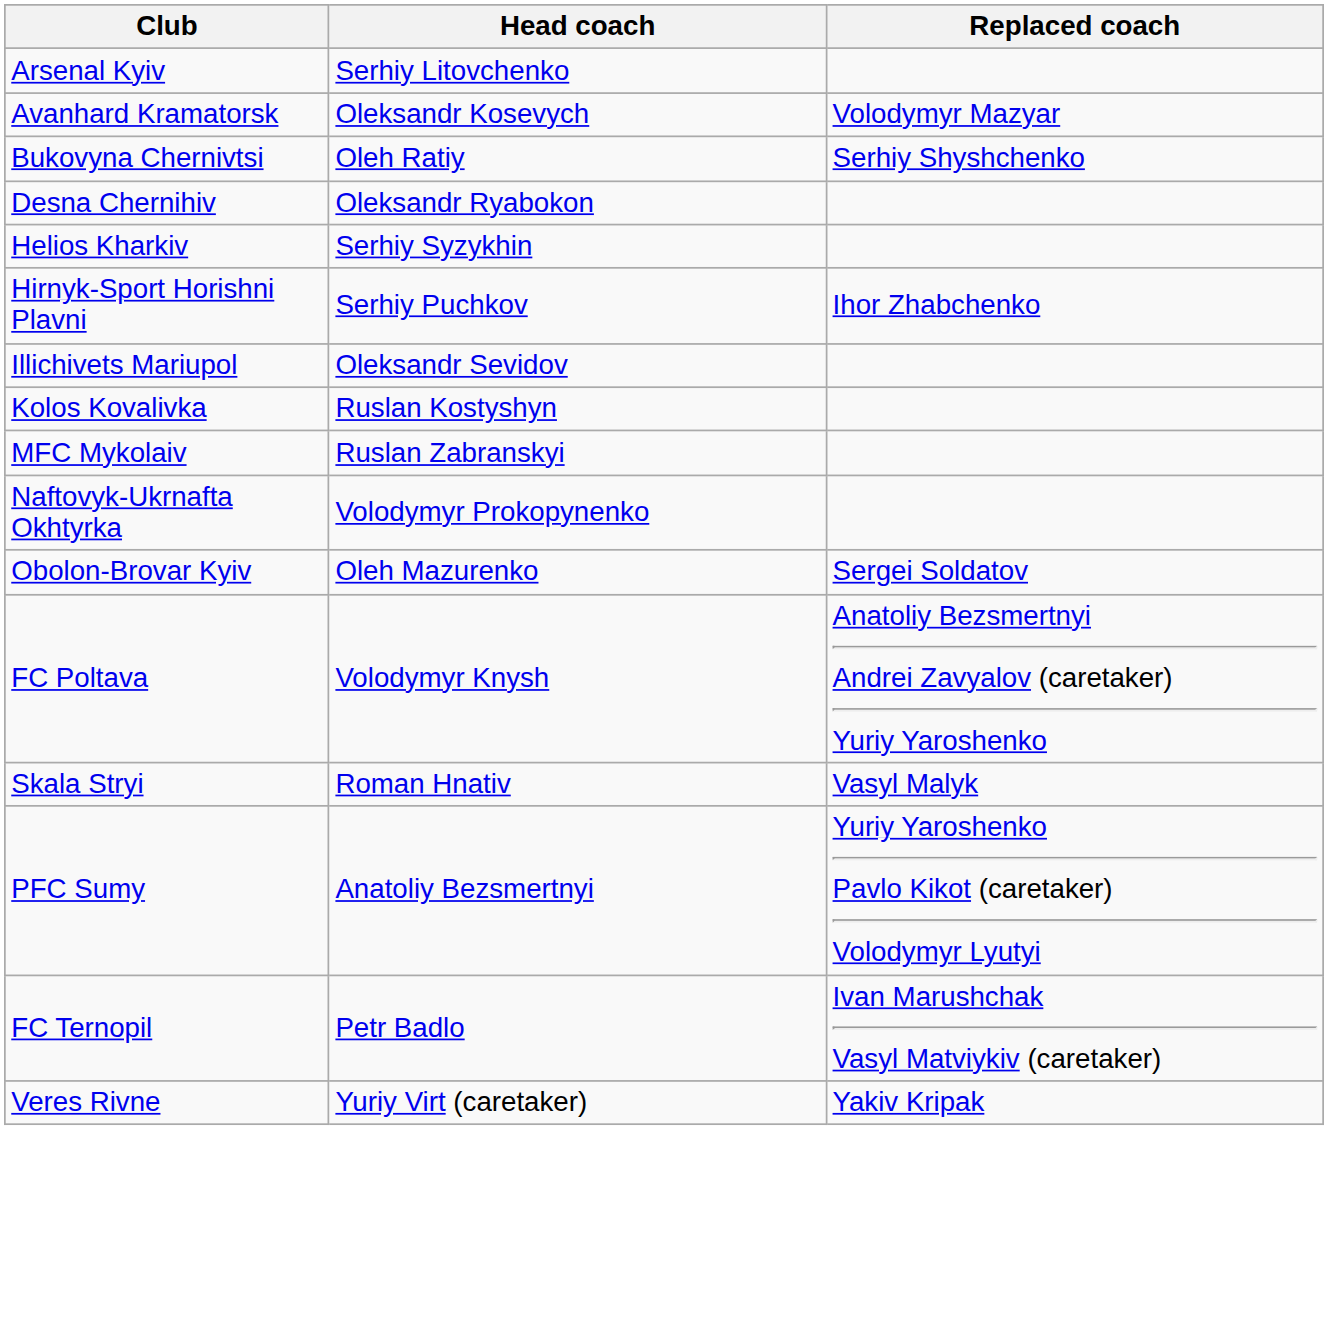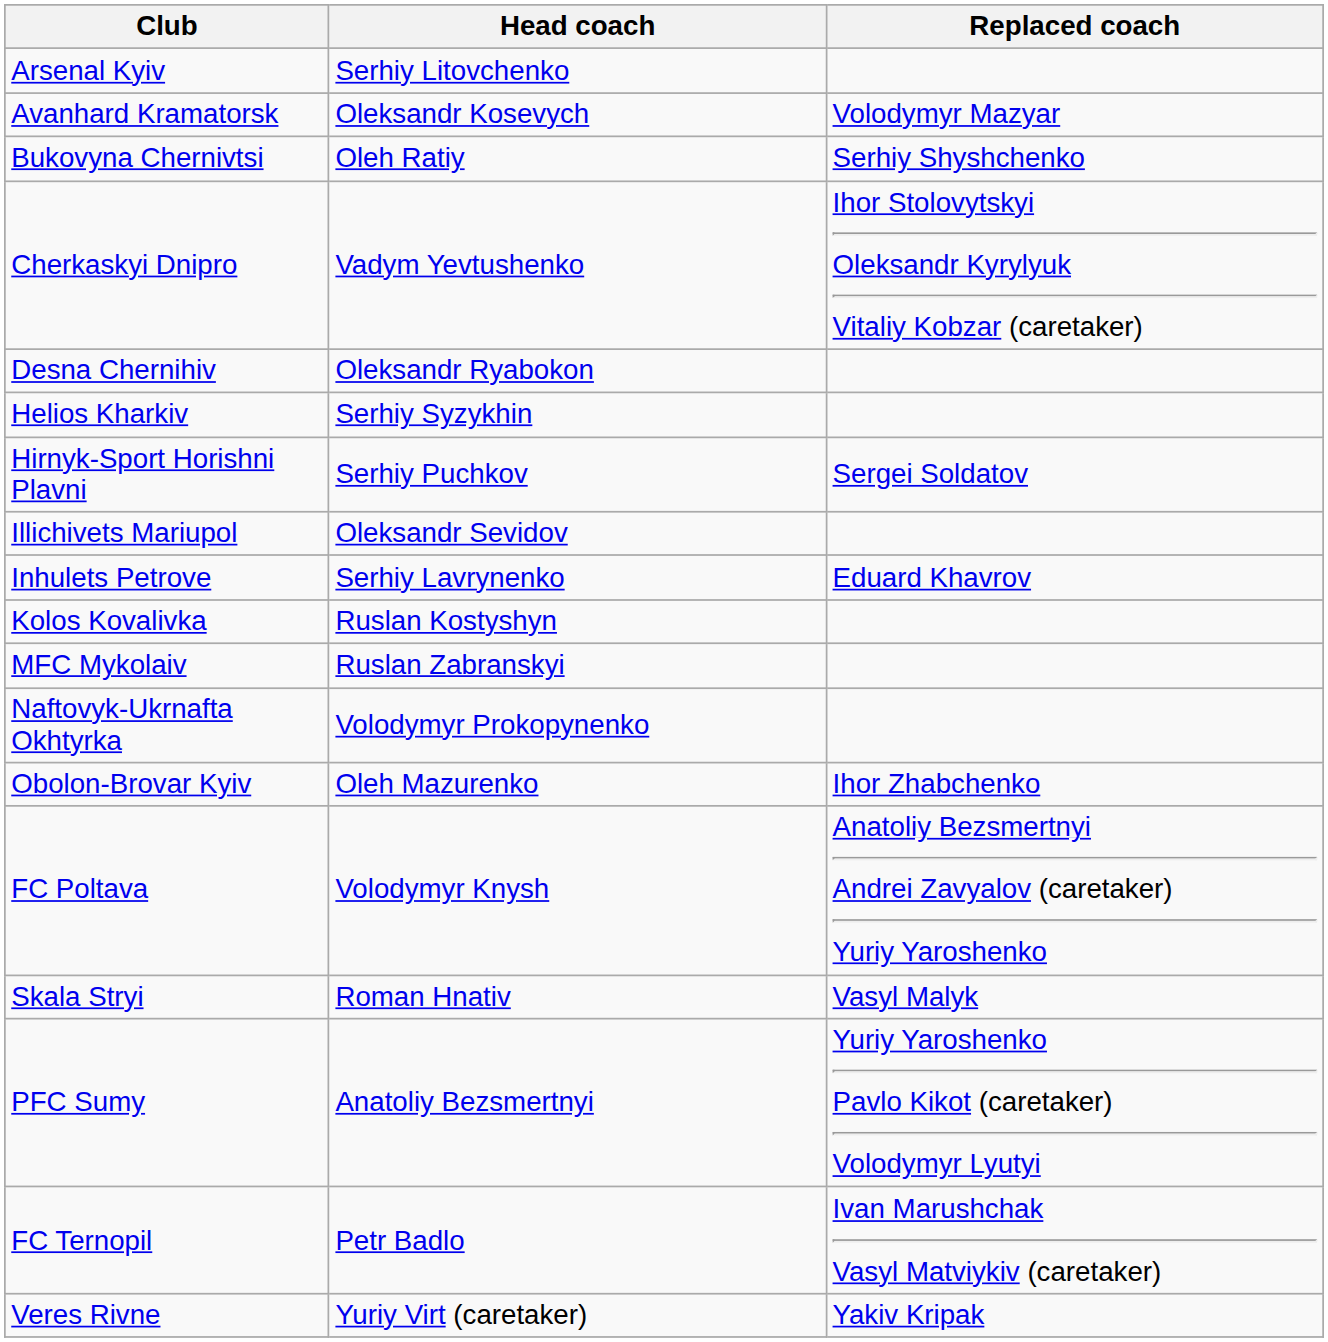+ row: (124, 264)
(936, 305) Ihor Zhabchenko -> (930, 473) Sergei Soldatov
+ row: (111, 577)
(930, 571) Sergei Soldatov -> (936, 783) Ihor Zhabchenko
